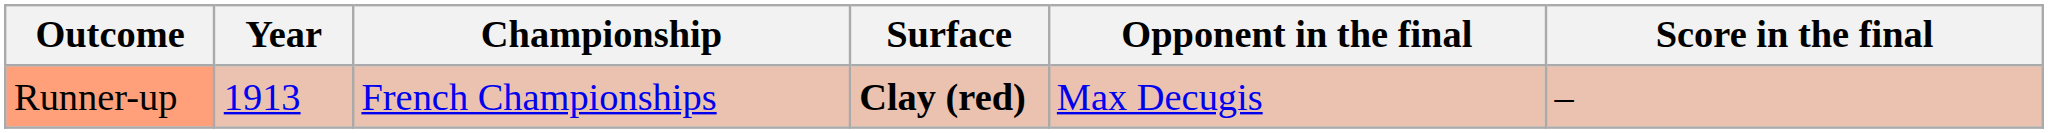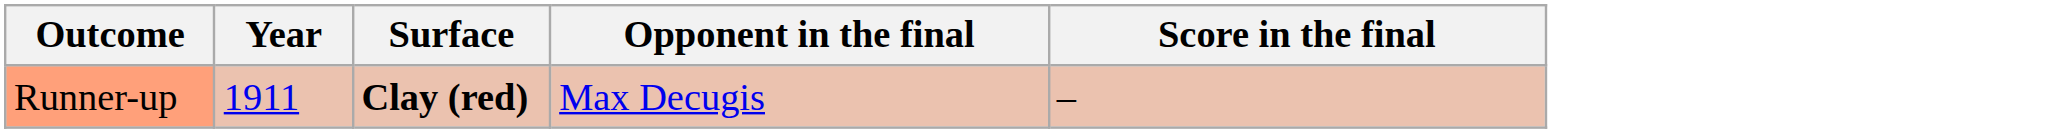- column: (601, 34)
(262, 95) 1913 -> (261, 95) 1911
